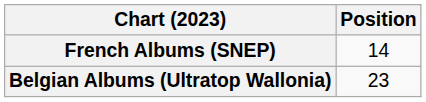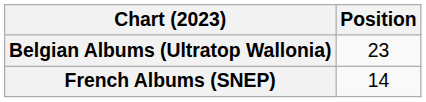rows swapped: (170, 81) <-> (170, 50)
